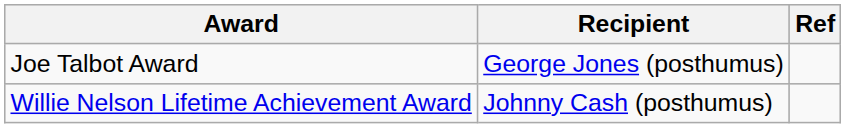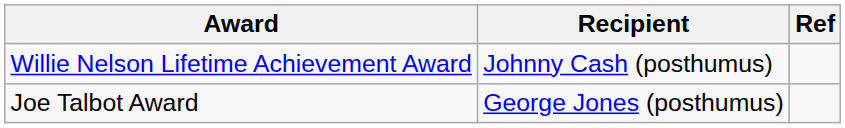rows swapped: (241, 102) <-> (104, 63)
